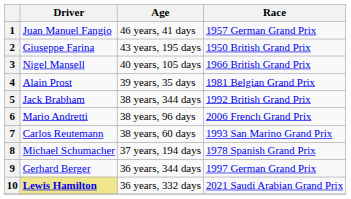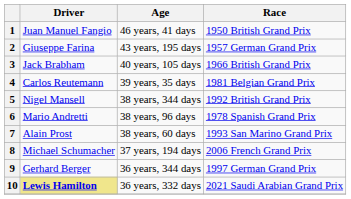(261, 30) 1957 German Grand Prix -> (258, 30) 1950 British Grand Prix
(258, 47) 1950 British Grand Prix -> (261, 47) 1957 German Grand Prix
(54, 64) Nigel Mansell -> (54, 64) Jack Brabham
(47, 82) Alain Prost -> (63, 82) Carlos Reutemann
(54, 99) Jack Brabham -> (54, 99) Nigel Mansell
(259, 116) 2006 French Grand Prix -> (261, 116) 1978 Spanish Grand Prix
(63, 133) Carlos Reutemann -> (47, 133) Alain Prost
(261, 151) 1978 Spanish Grand Prix -> (259, 151) 2006 French Grand Prix
